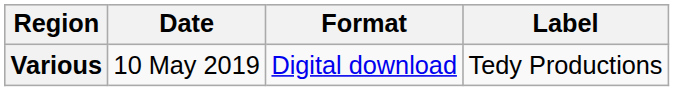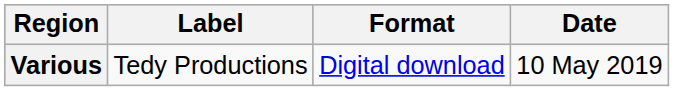columns swapped: (187, 24) <-> (566, 24)
